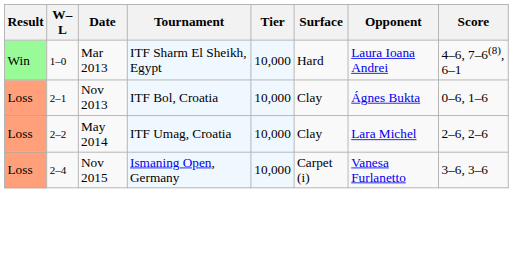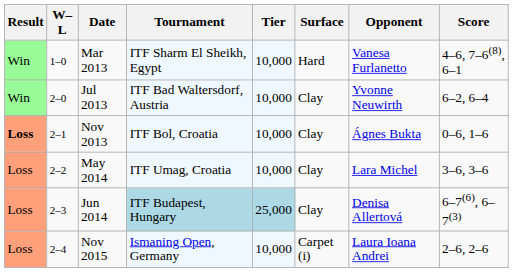(383, 60) Laura Ioana Andrei -> (379, 60) Vanesa Furlanetto
+ row: (94, 98)
(20, 98) normal -> (20, 134) bold
(465, 134) 2–6, 2–6 -> (465, 170) 3–6, 3–6
+ row: (94, 209)
(379, 170) Vanesa Furlanetto -> (384, 249) Laura Ioana Andrei
(465, 170) 3–6, 3–6 -> (465, 249) 2–6, 2–6
